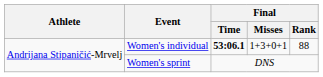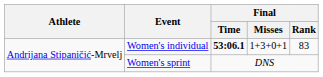(304, 47) 88 -> (304, 47) 83
